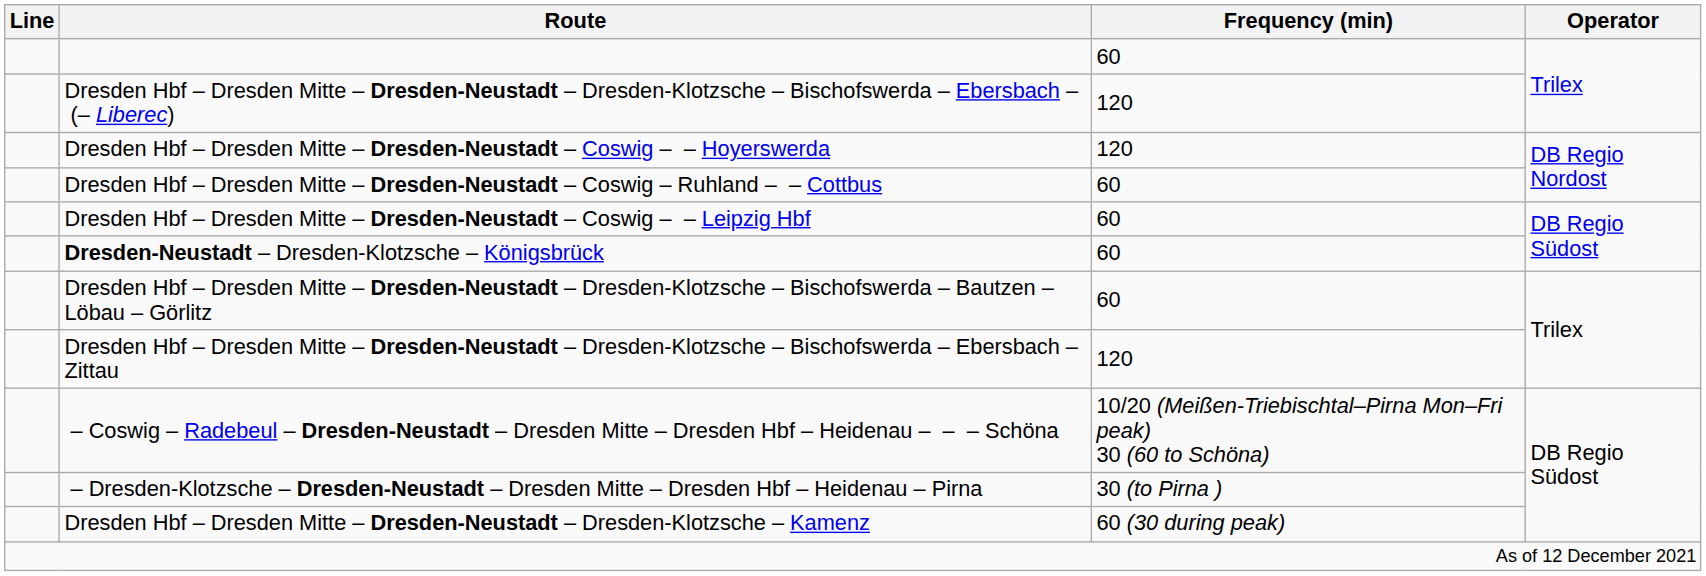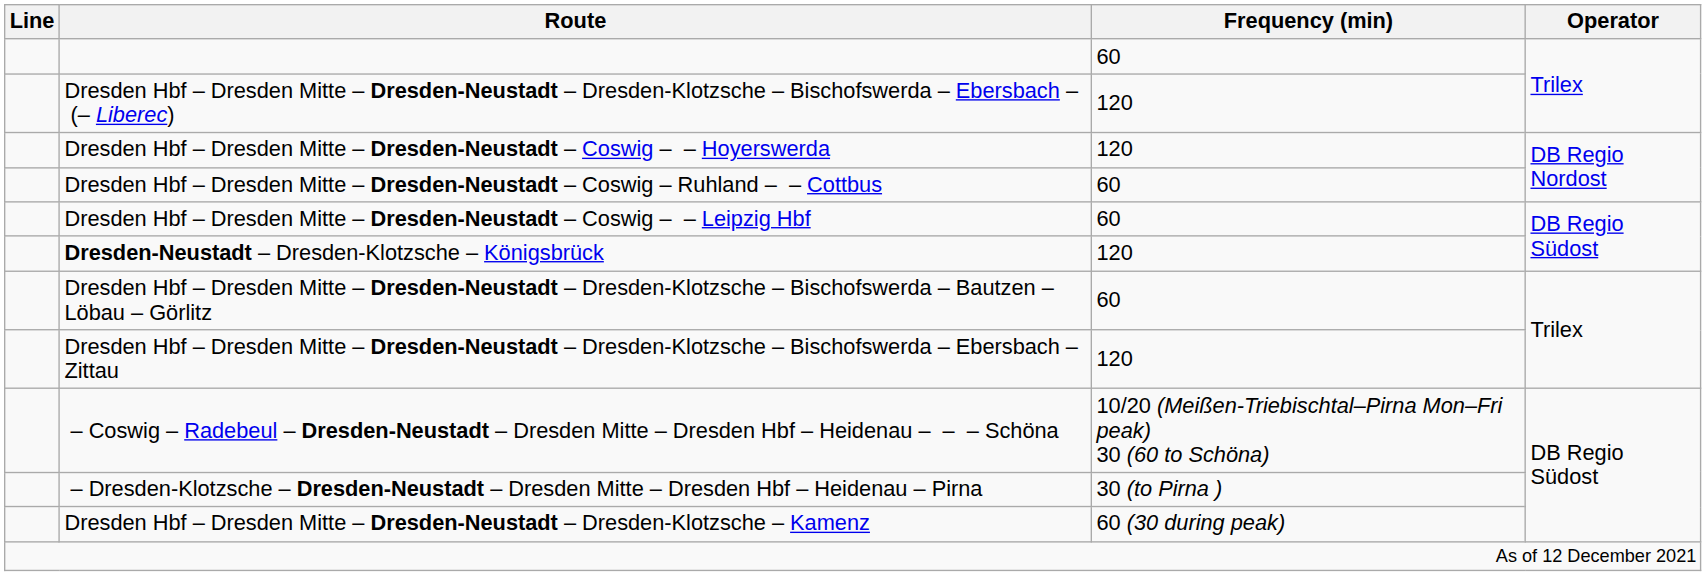(1109, 253) 60 -> (1115, 253) 120
